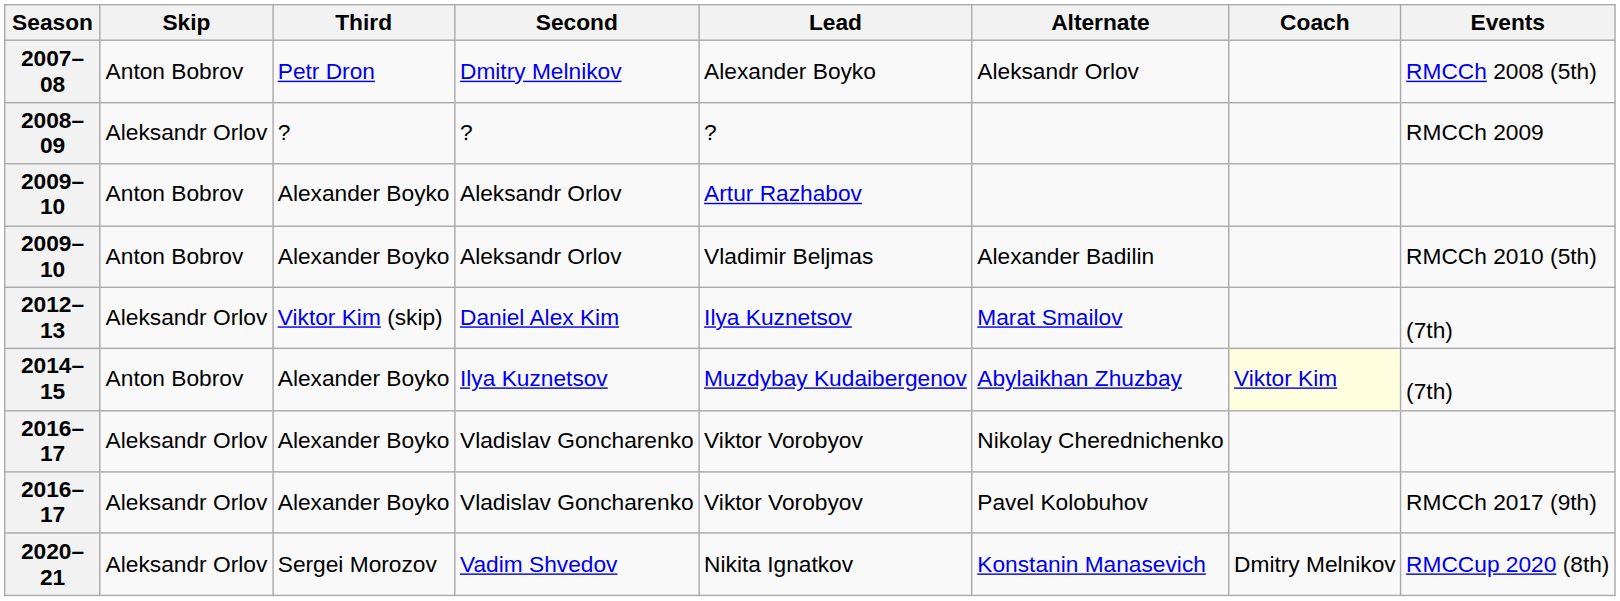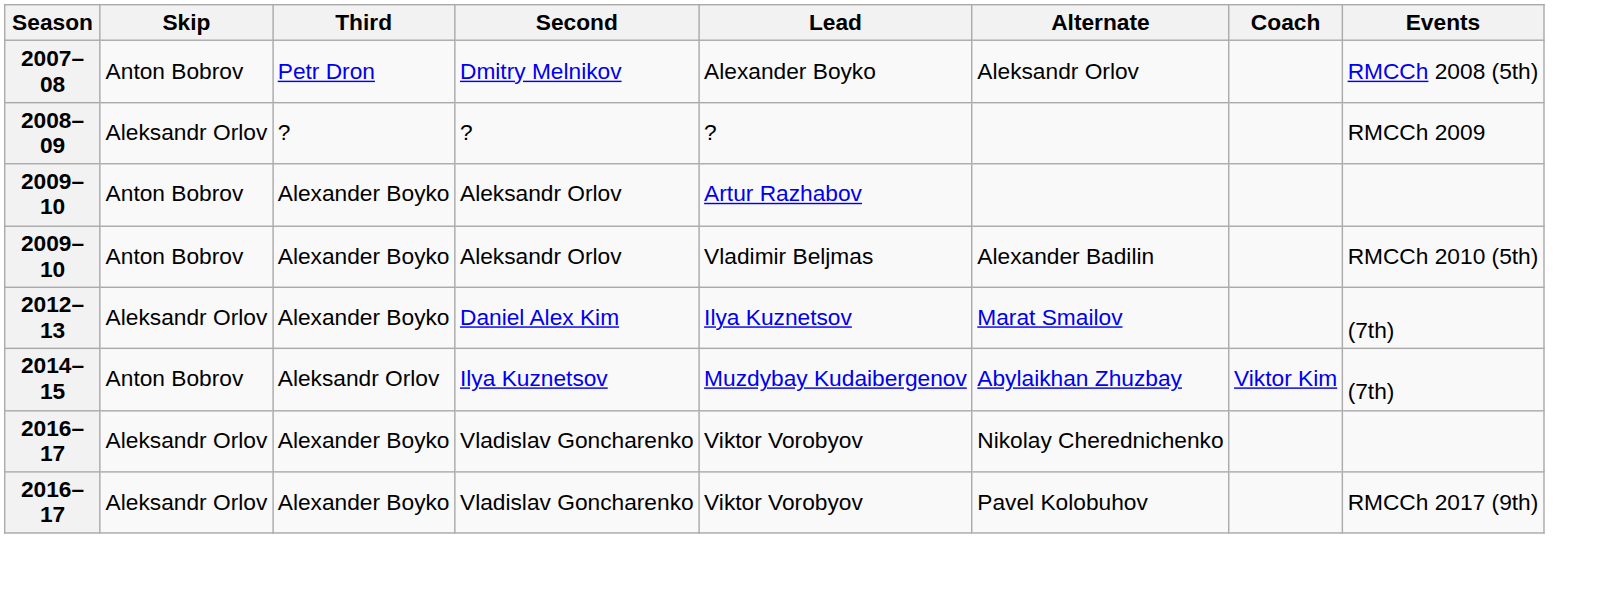(360, 317) Viktor Kim (skip) -> (364, 317) Alexander Boyko
(364, 379) Alexander Boyko -> (359, 379) Aleksandr Orlov
(1286, 379) lightyellow background -> (1286, 379) no background
- row: (53, 564)
